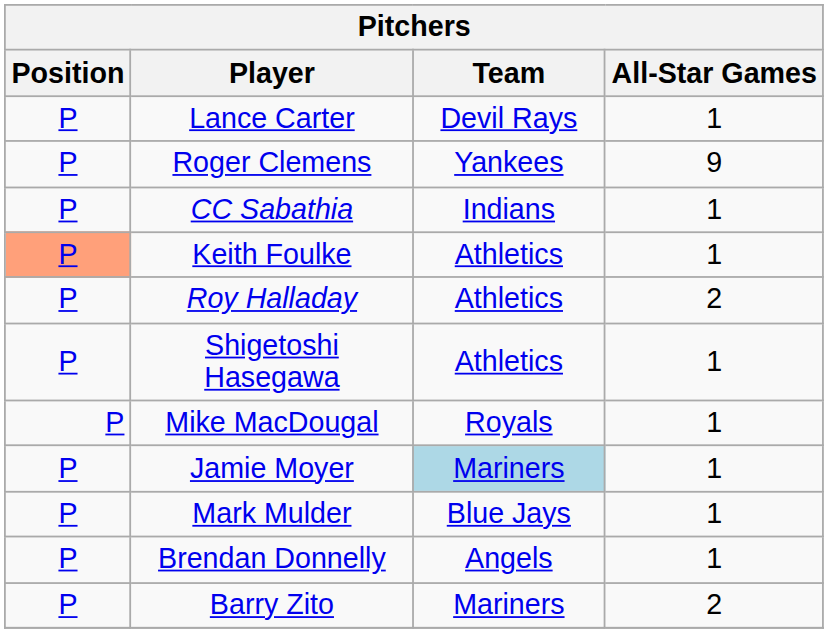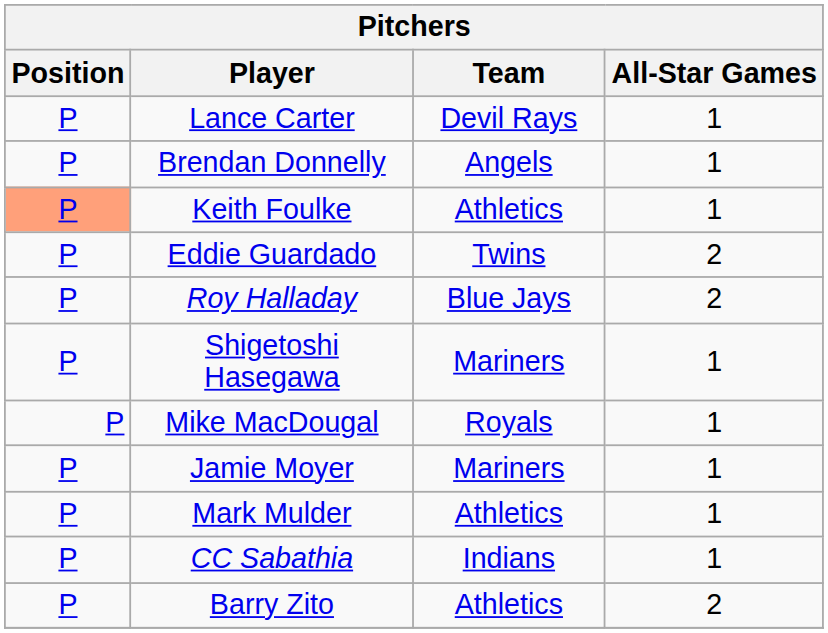- row: (272, 163)
rows swapped: (272, 559) <-> (272, 208)
+ row: (272, 254)
(509, 299) Athletics -> (509, 299) Blue Jays
(509, 361) Athletics -> (509, 361) Mariners
(509, 468) lightblue background -> (509, 468) no background
(509, 513) Blue Jays -> (509, 513) Athletics
(509, 604) Mariners -> (509, 604) Athletics
